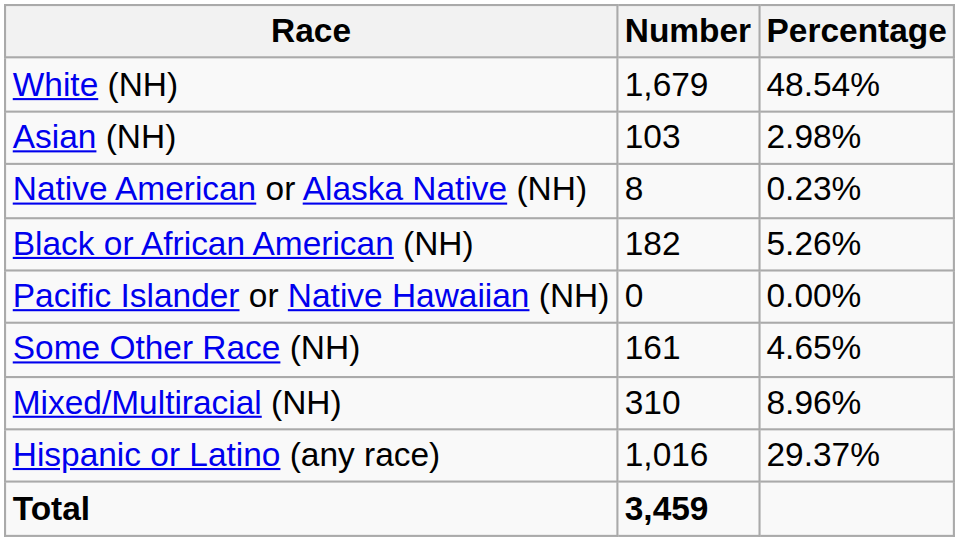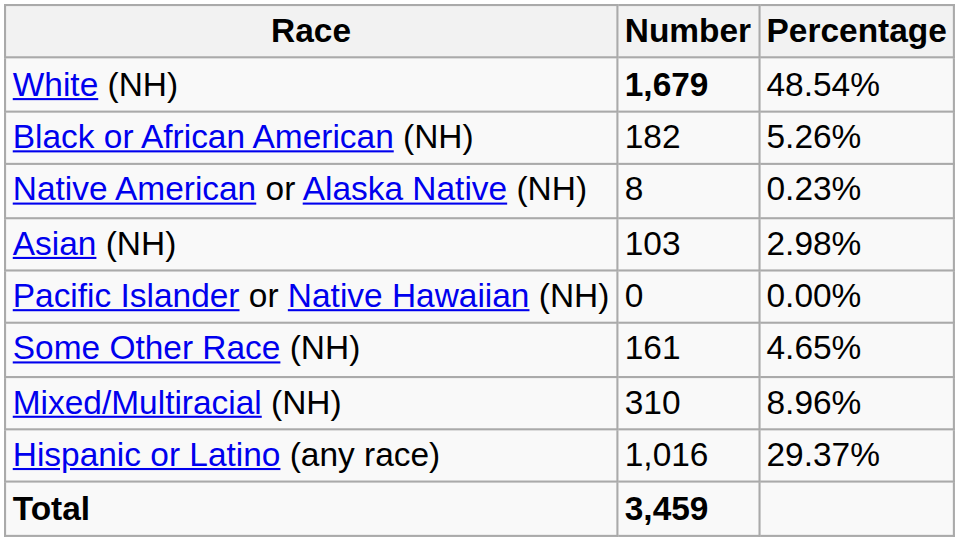(667, 84) normal -> (667, 84) bold
rows swapped: (243, 243) <-> (95, 137)
